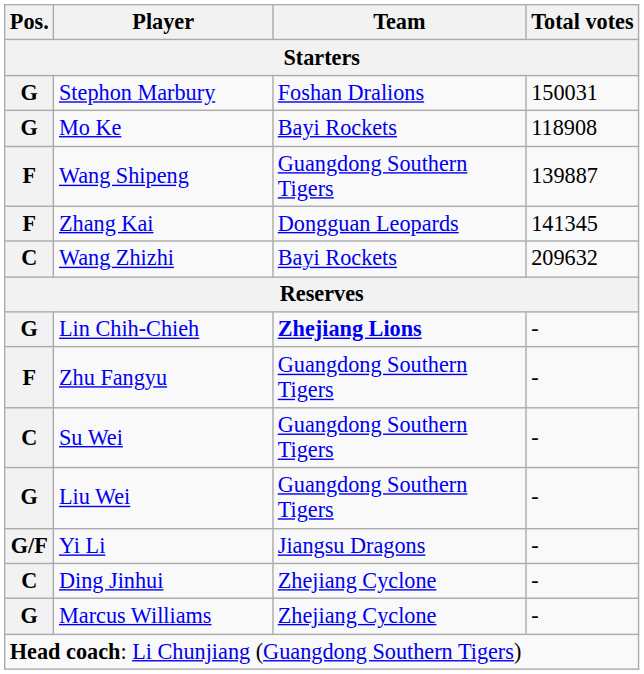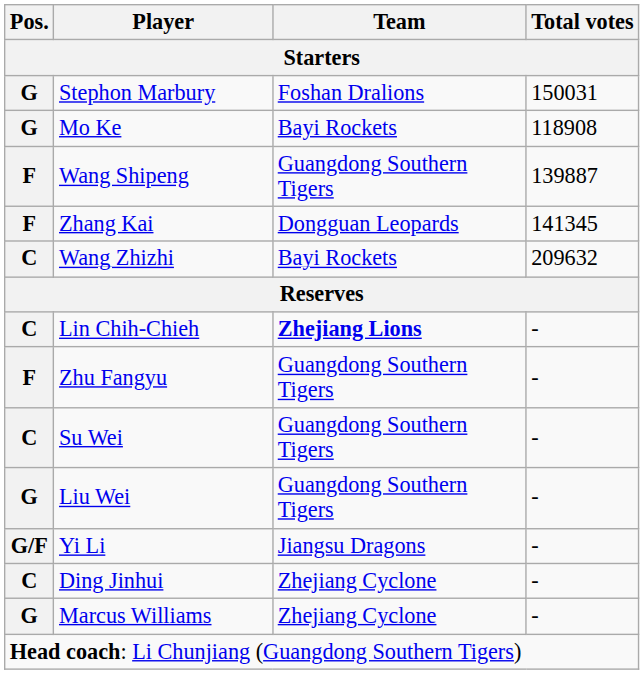(29, 329) G -> (29, 329) C
